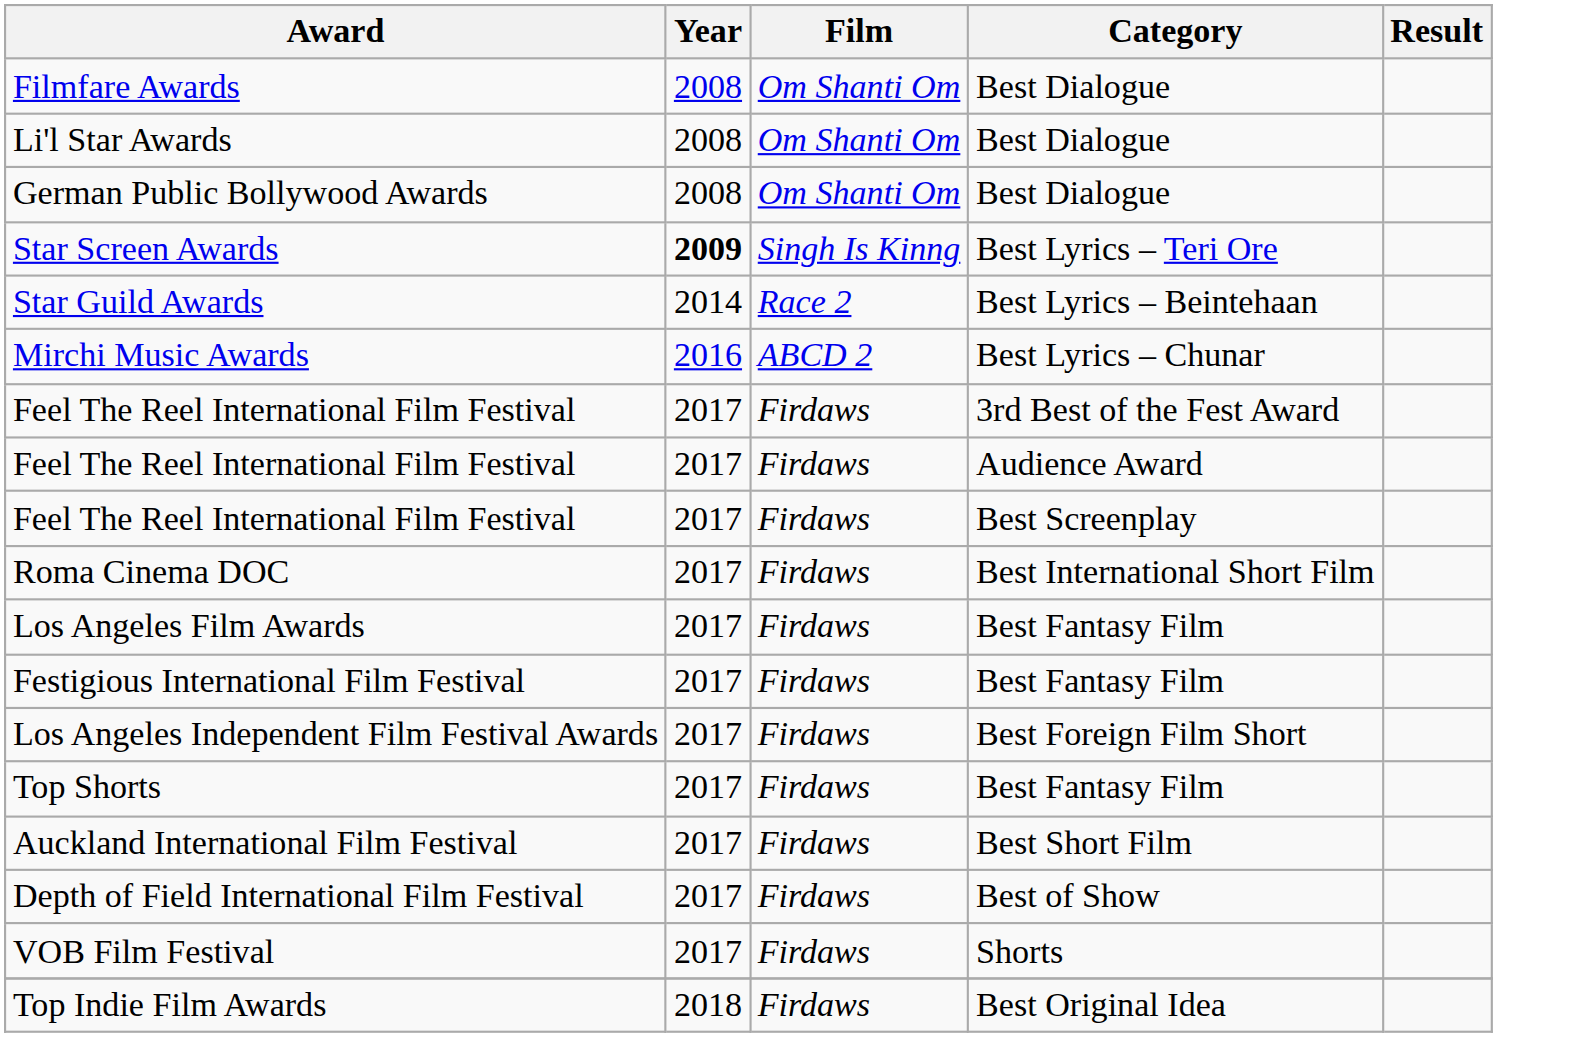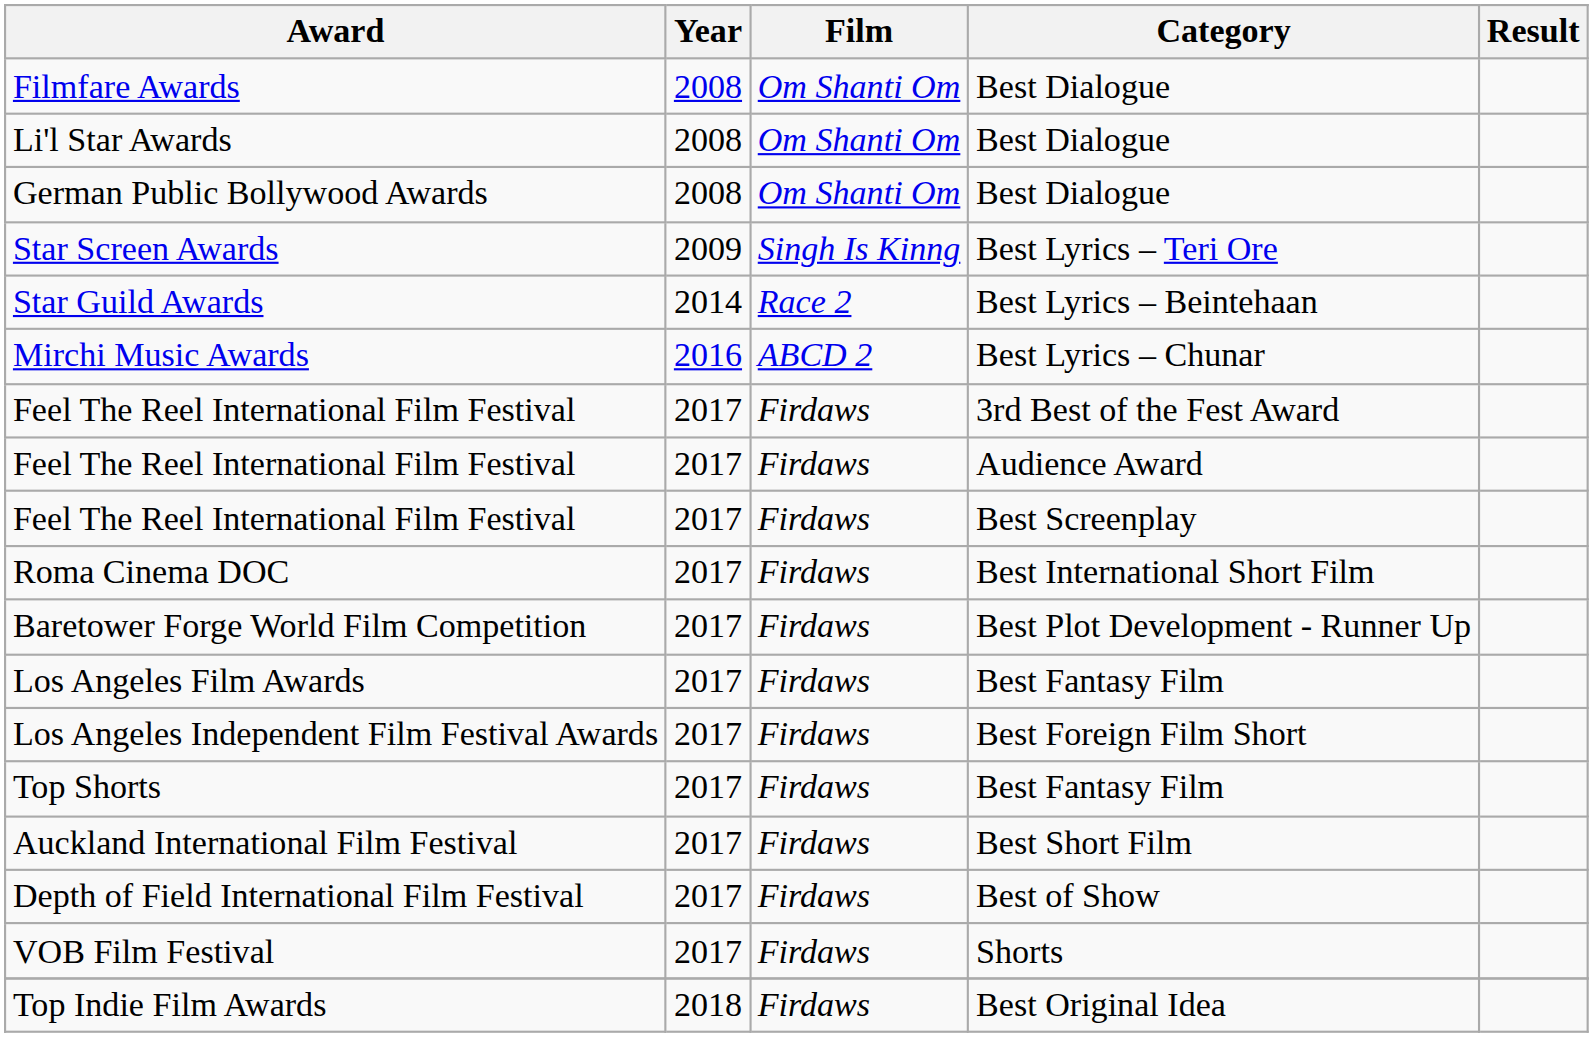(708, 247) bold -> (708, 247) normal
+ row: (300, 626)
- row: (269, 680)
